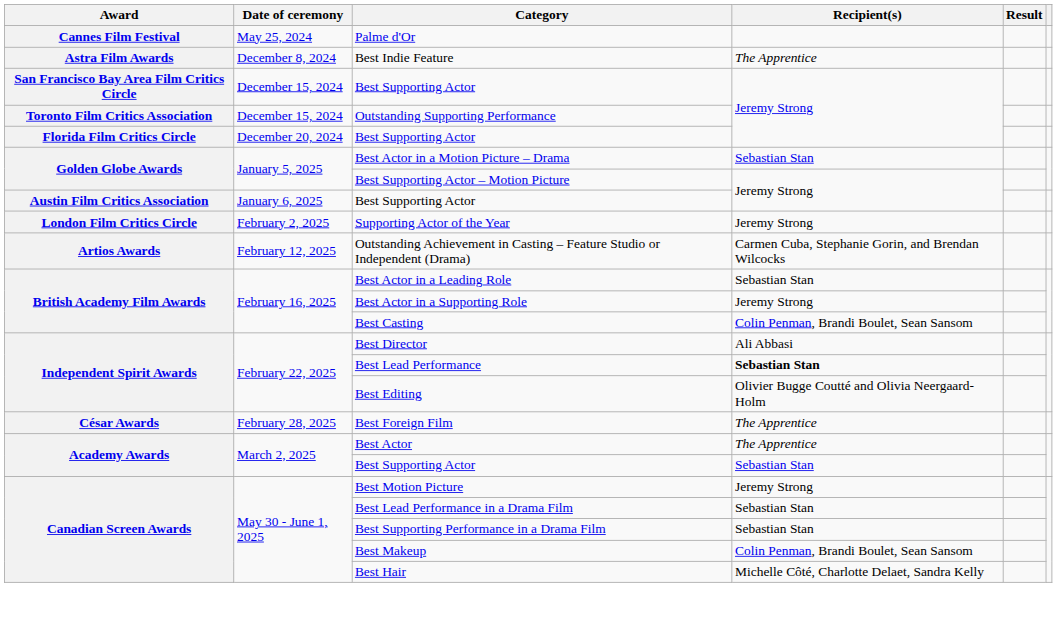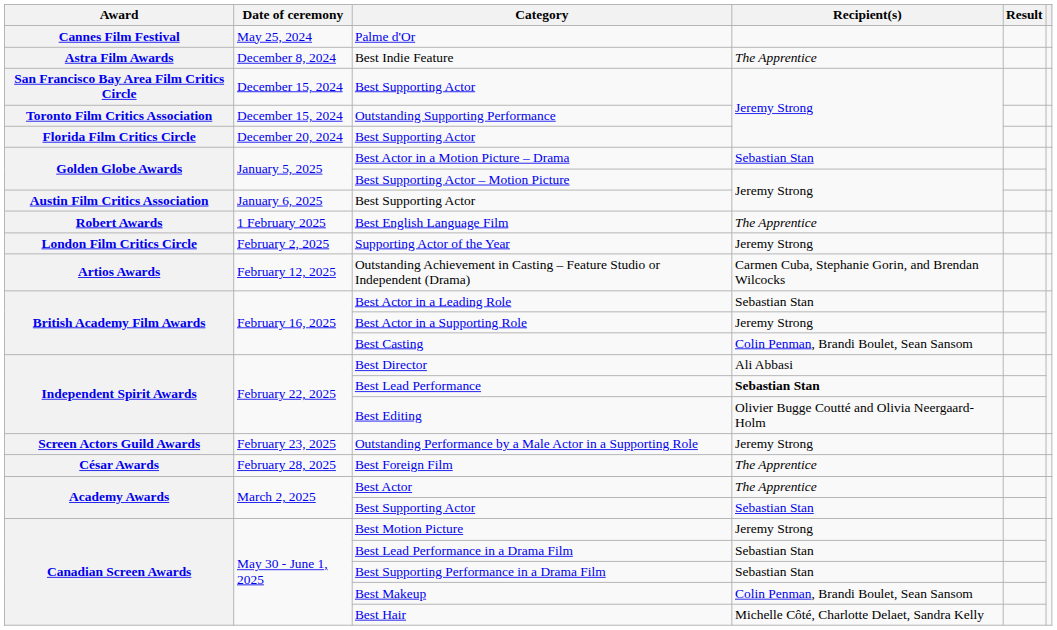+ row: (119, 222)
+ row: (119, 444)
